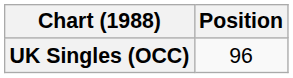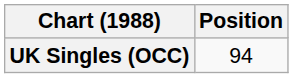(241, 55) 96 -> (241, 55) 94
